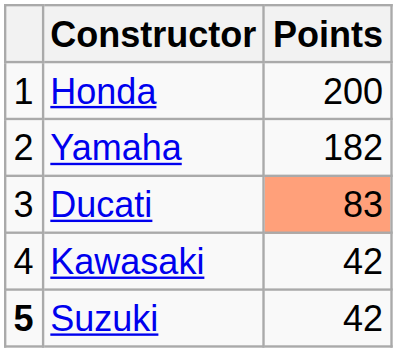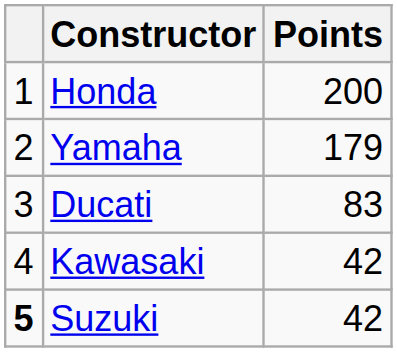(353, 148) 182 -> (353, 148) 179
(363, 205) lightsalmon background -> (363, 205) no background
